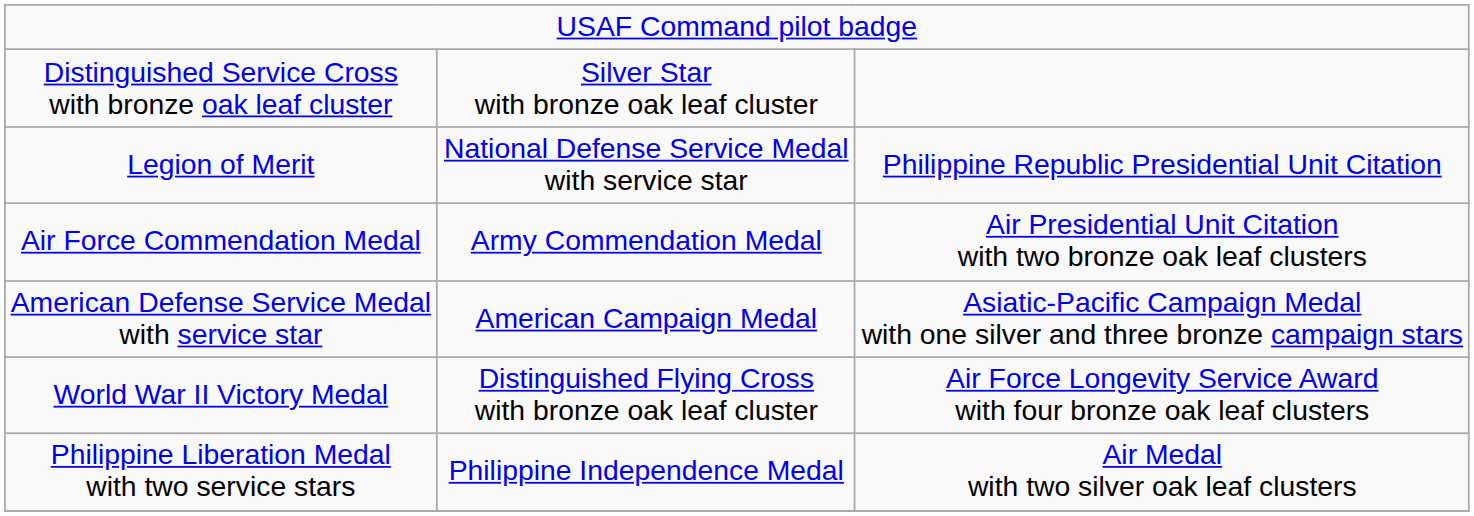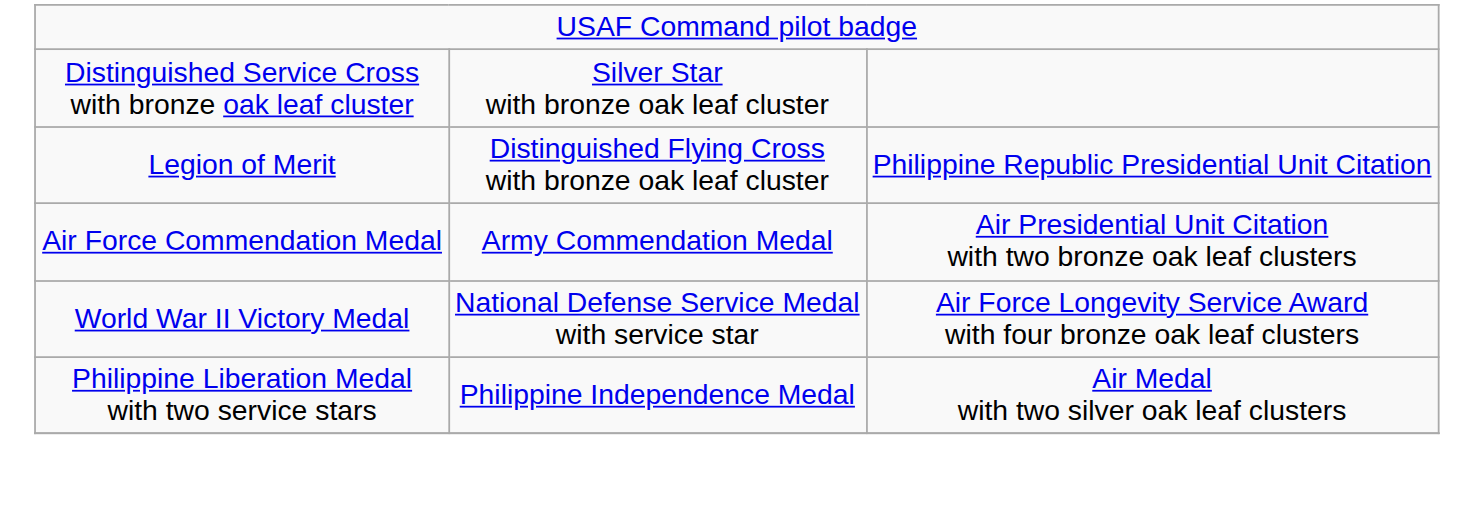(646, 164) National Defense Service Medal with service star -> (657, 164) Distinguished Flying Cross with bronze oak leaf cluster
- row: (221, 318)
(646, 394) Distinguished Flying Cross with bronze oak leaf cluster -> (657, 318) National Defense Service Medal with service star
